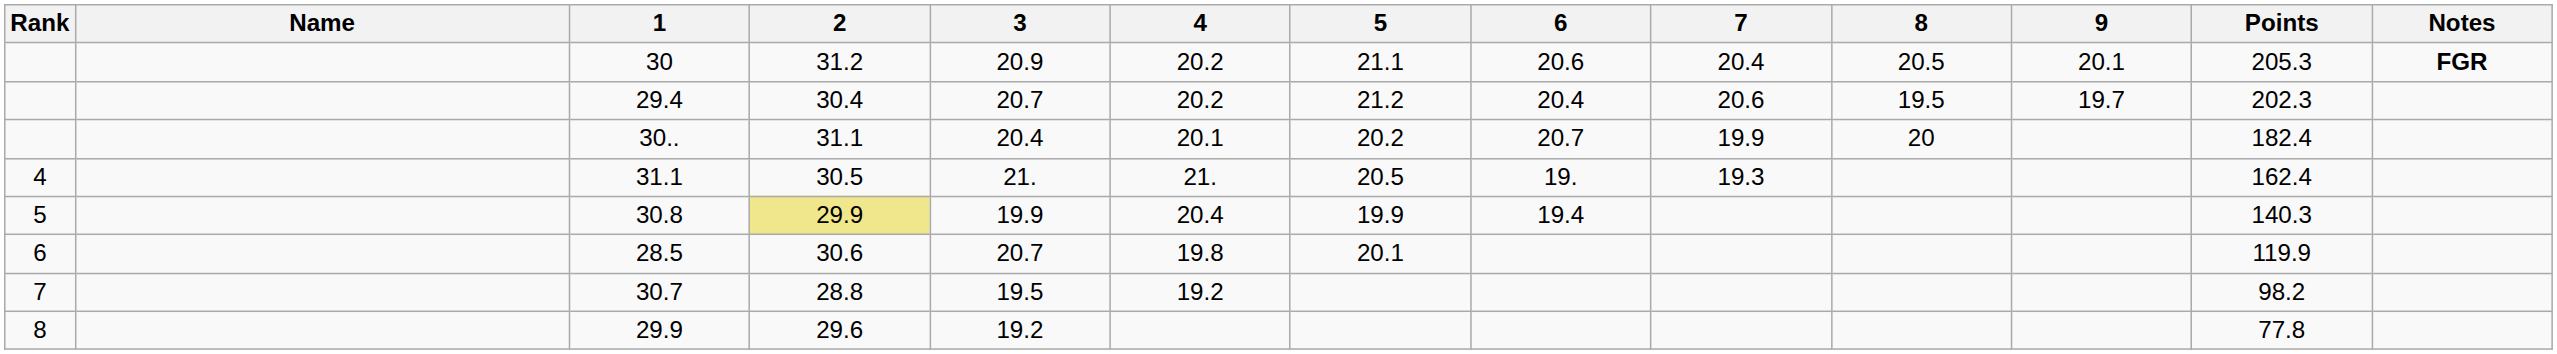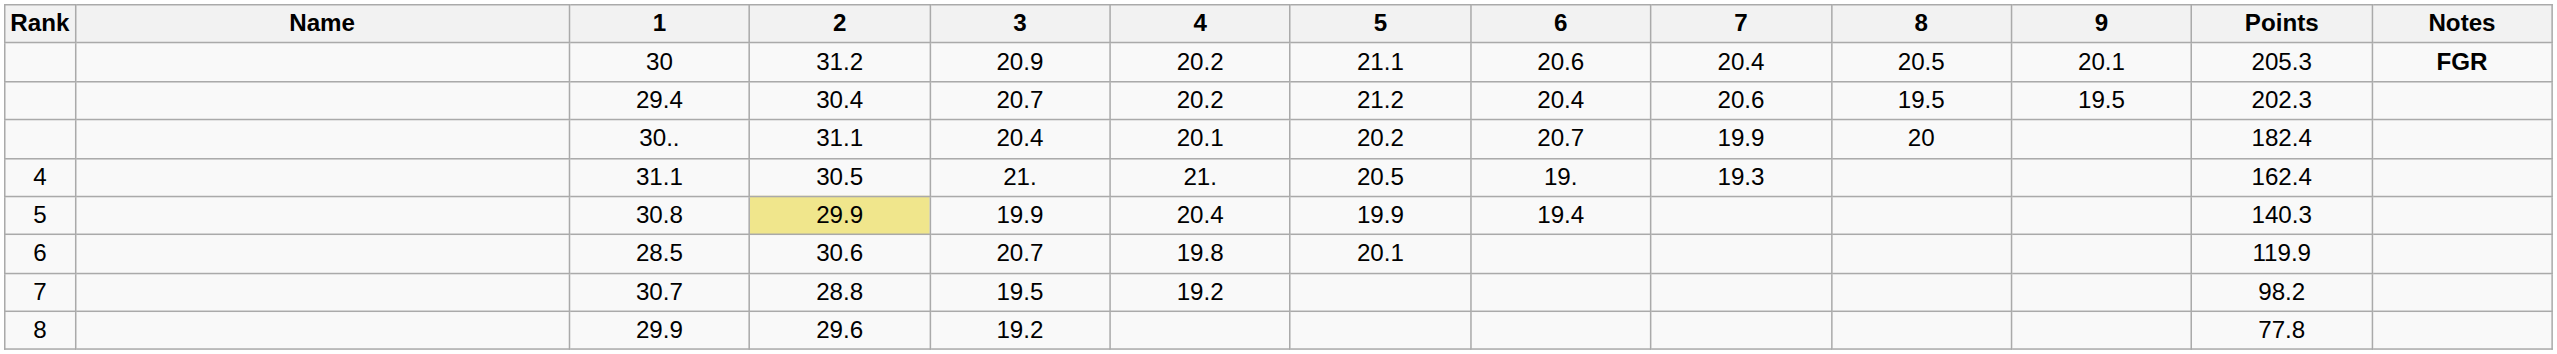(2101, 100) 19.7 -> (2101, 100) 19.5
